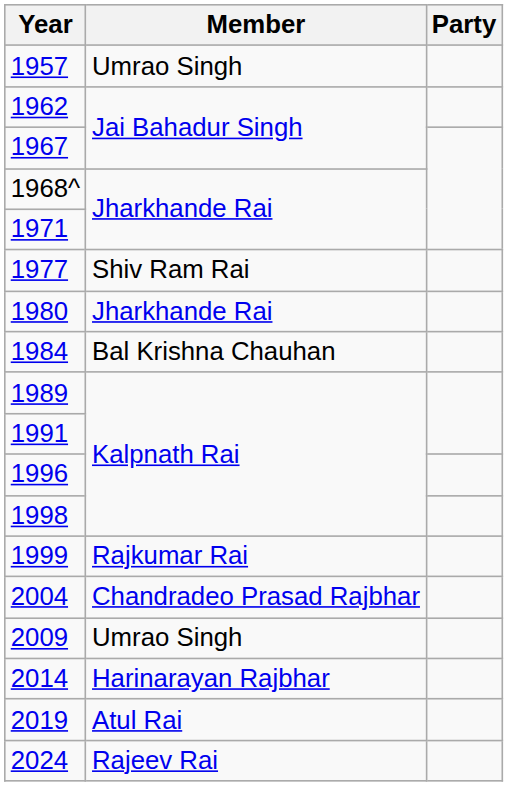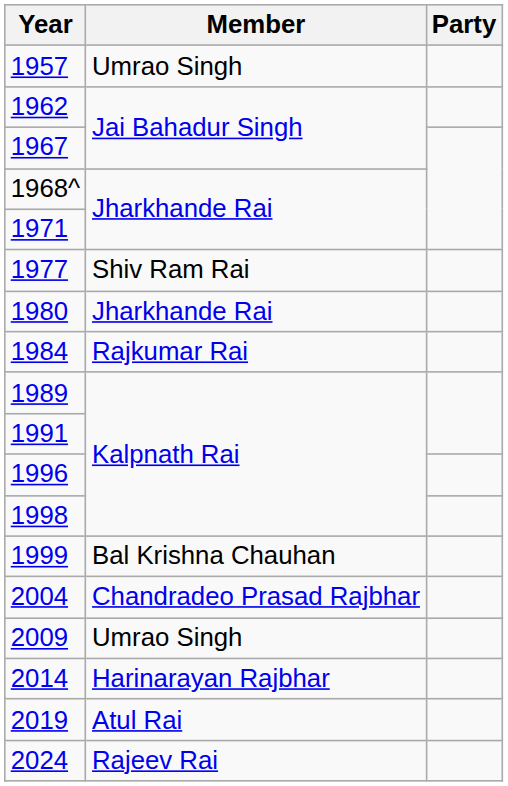(214, 351) Bal Krishna Chauhan -> (170, 351) Rajkumar Rai
(170, 556) Rajkumar Rai -> (214, 556) Bal Krishna Chauhan
